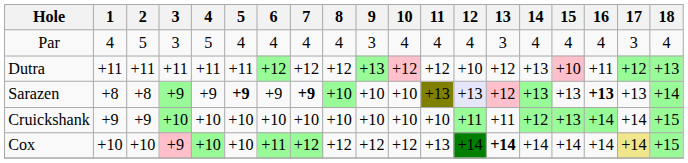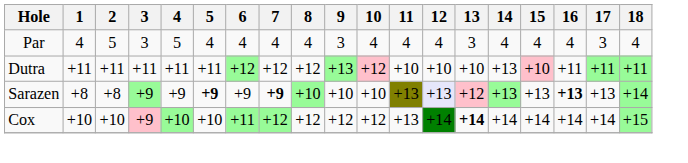(437, 68) +12 -> (406, 68) +10
(503, 68) +12 -> (472, 68) +10
(634, 68) +12 -> (603, 68) +11
(667, 68) +13 -> (635, 68) +11
- row: (49, 119)
(634, 145) khaki background -> (603, 119) no background
